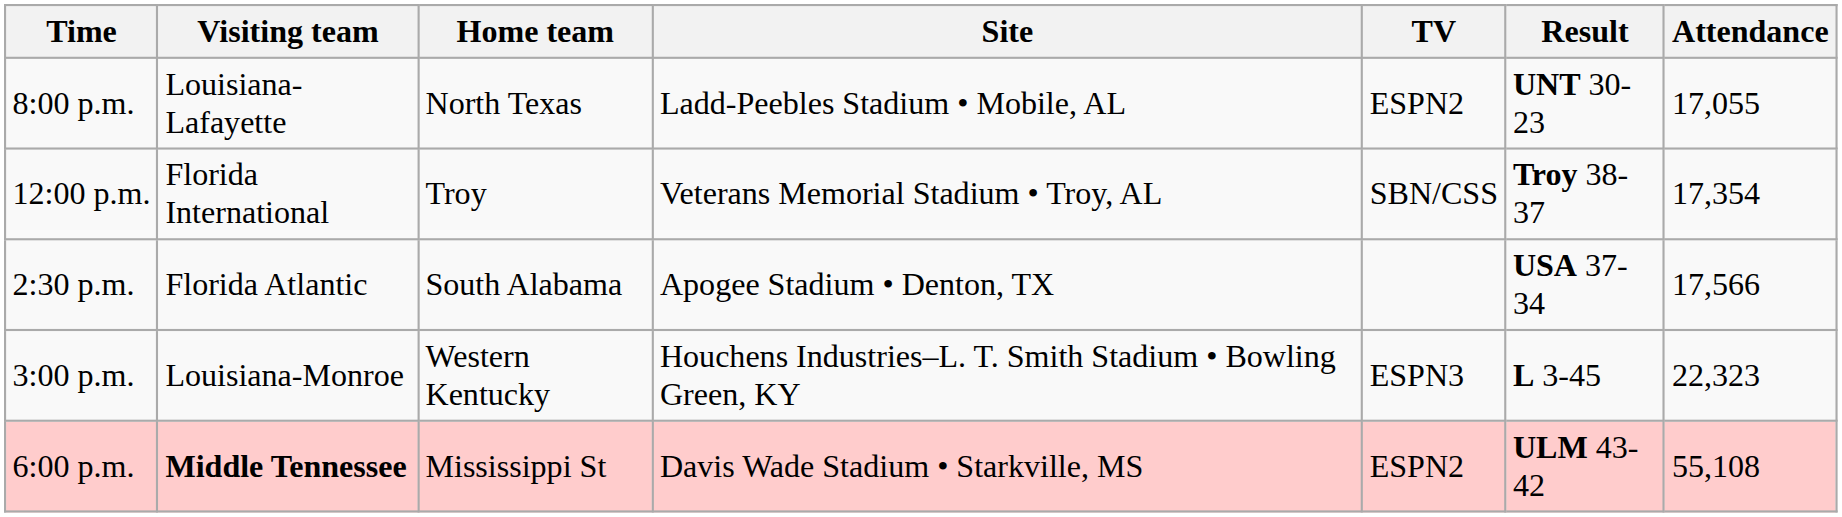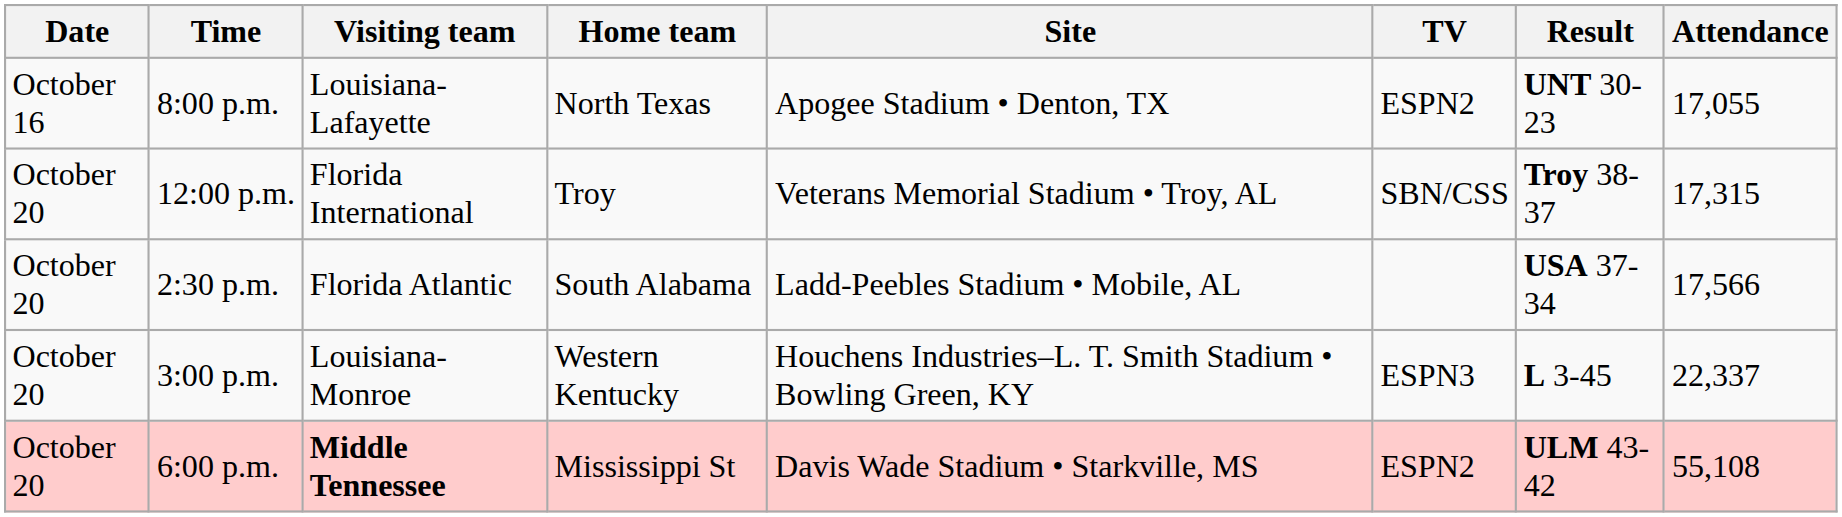+ column: (77, 31)
(893, 103) Ladd-Peebles Stadium • Mobile, AL -> (972, 103) Apogee Stadium • Denton, TX
(1716, 193) 17,354 -> (1716, 193) 17,315
(857, 284) Apogee Stadium • Denton, TX -> (1008, 284) Ladd-Peebles Stadium • Mobile, AL
(1716, 375) 22,323 -> (1716, 375) 22,337
